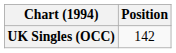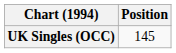(145, 36) 142 -> (145, 36) 145
